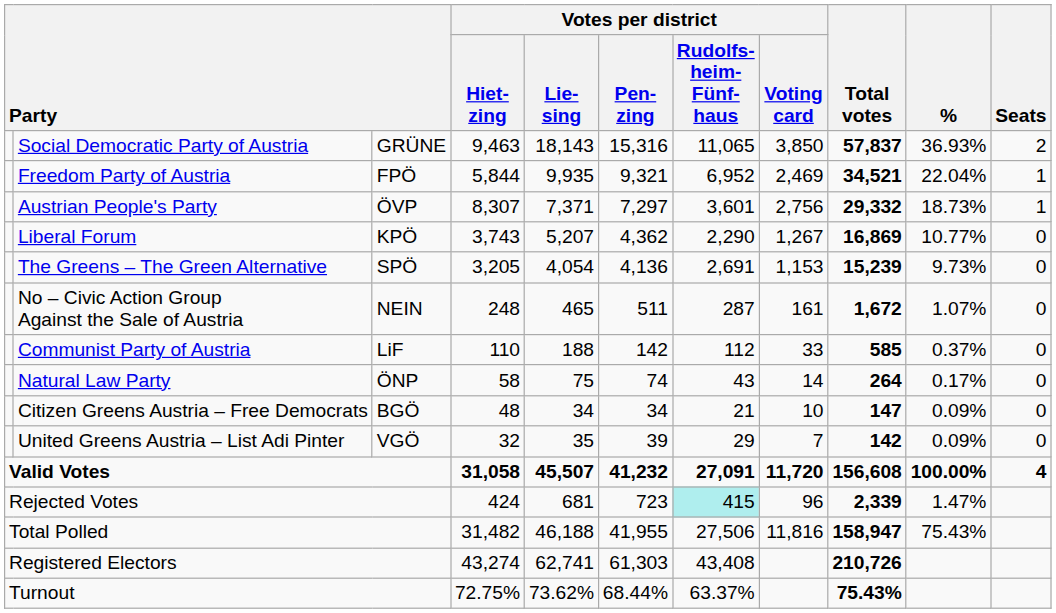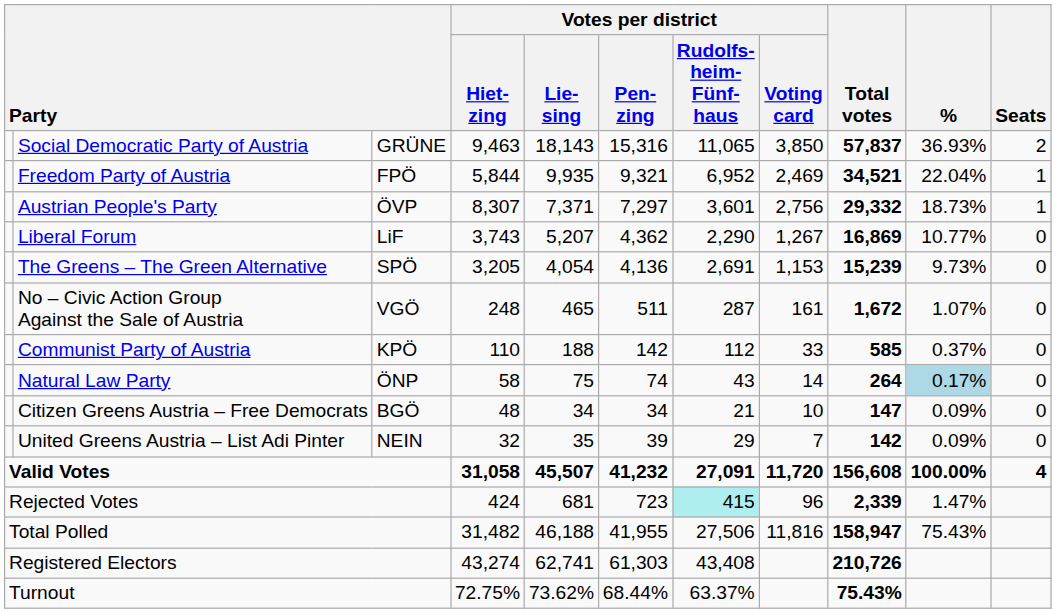(397, 236) KPÖ -> (390, 236) LiF
(400, 308) NEIN -> (398, 308) VGÖ
(390, 349) LiF -> (397, 349) KPÖ
(959, 380) no background -> (959, 380) lightblue background
(398, 441) VGÖ -> (400, 441) NEIN
